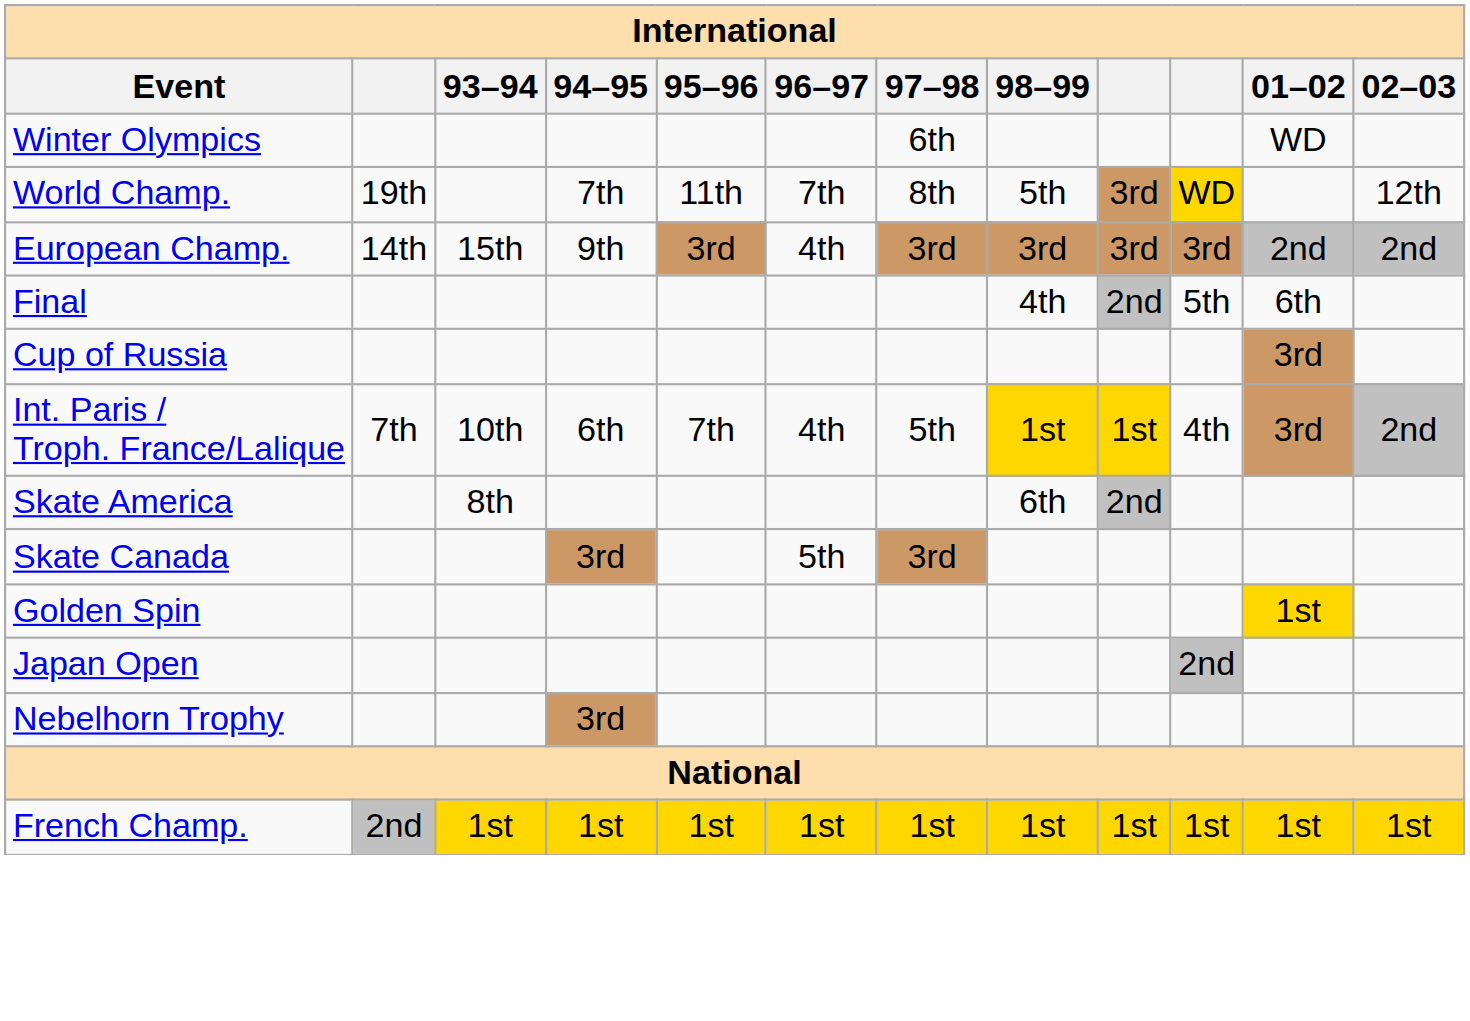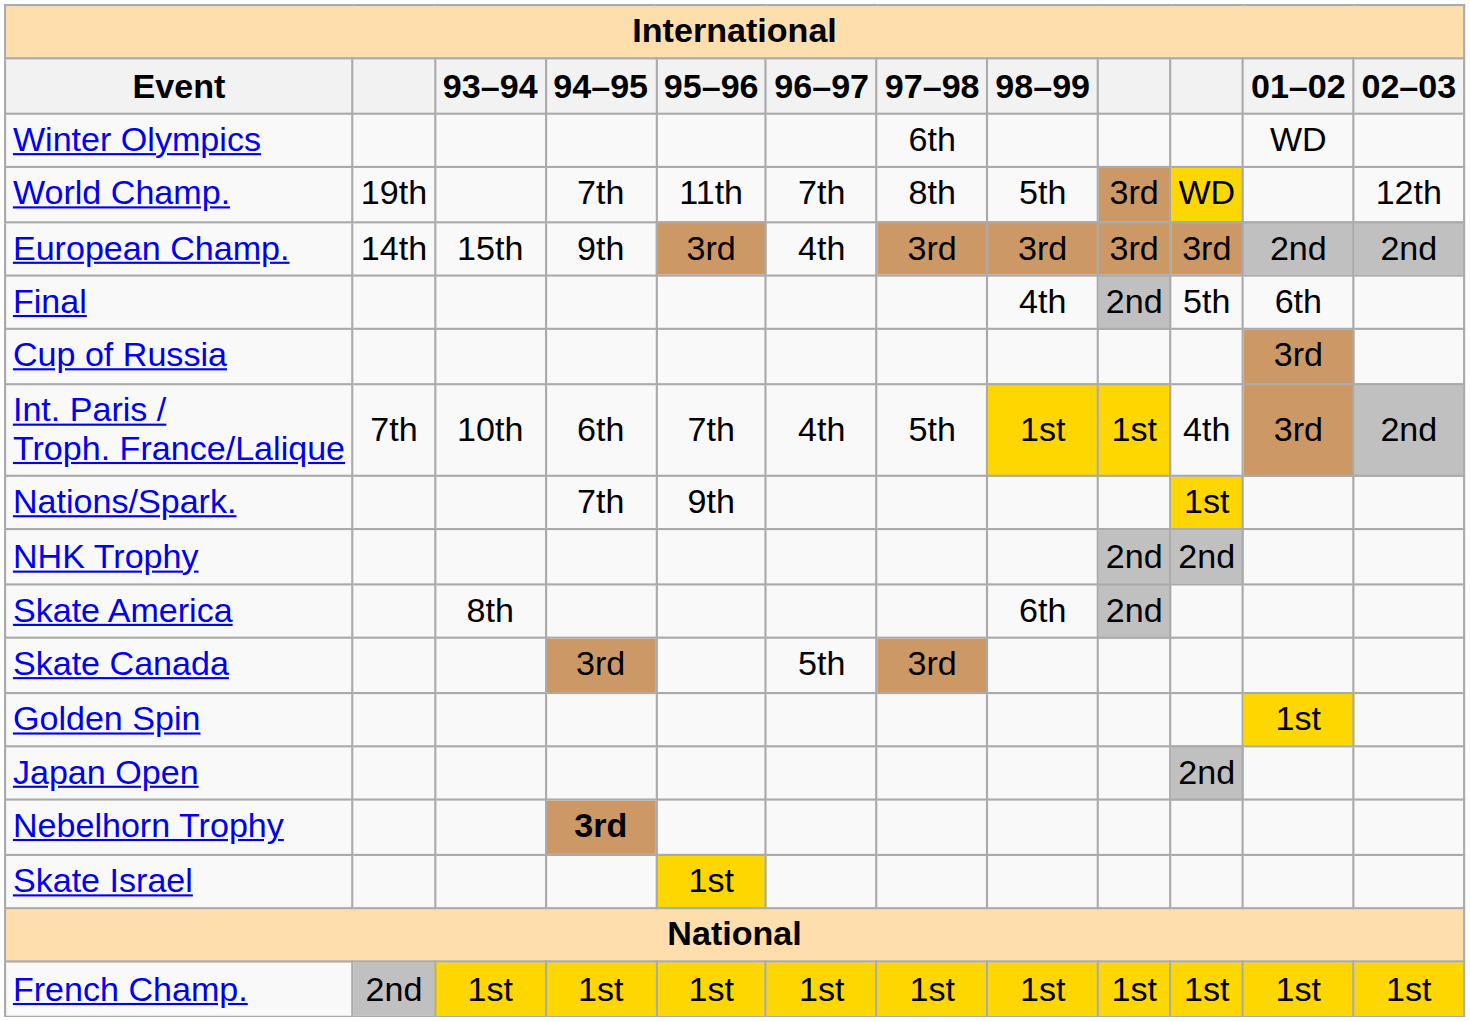+ row: (125, 502)
+ row: (106, 556)
(601, 718) normal -> (601, 826) bold
+ row: (103, 880)
